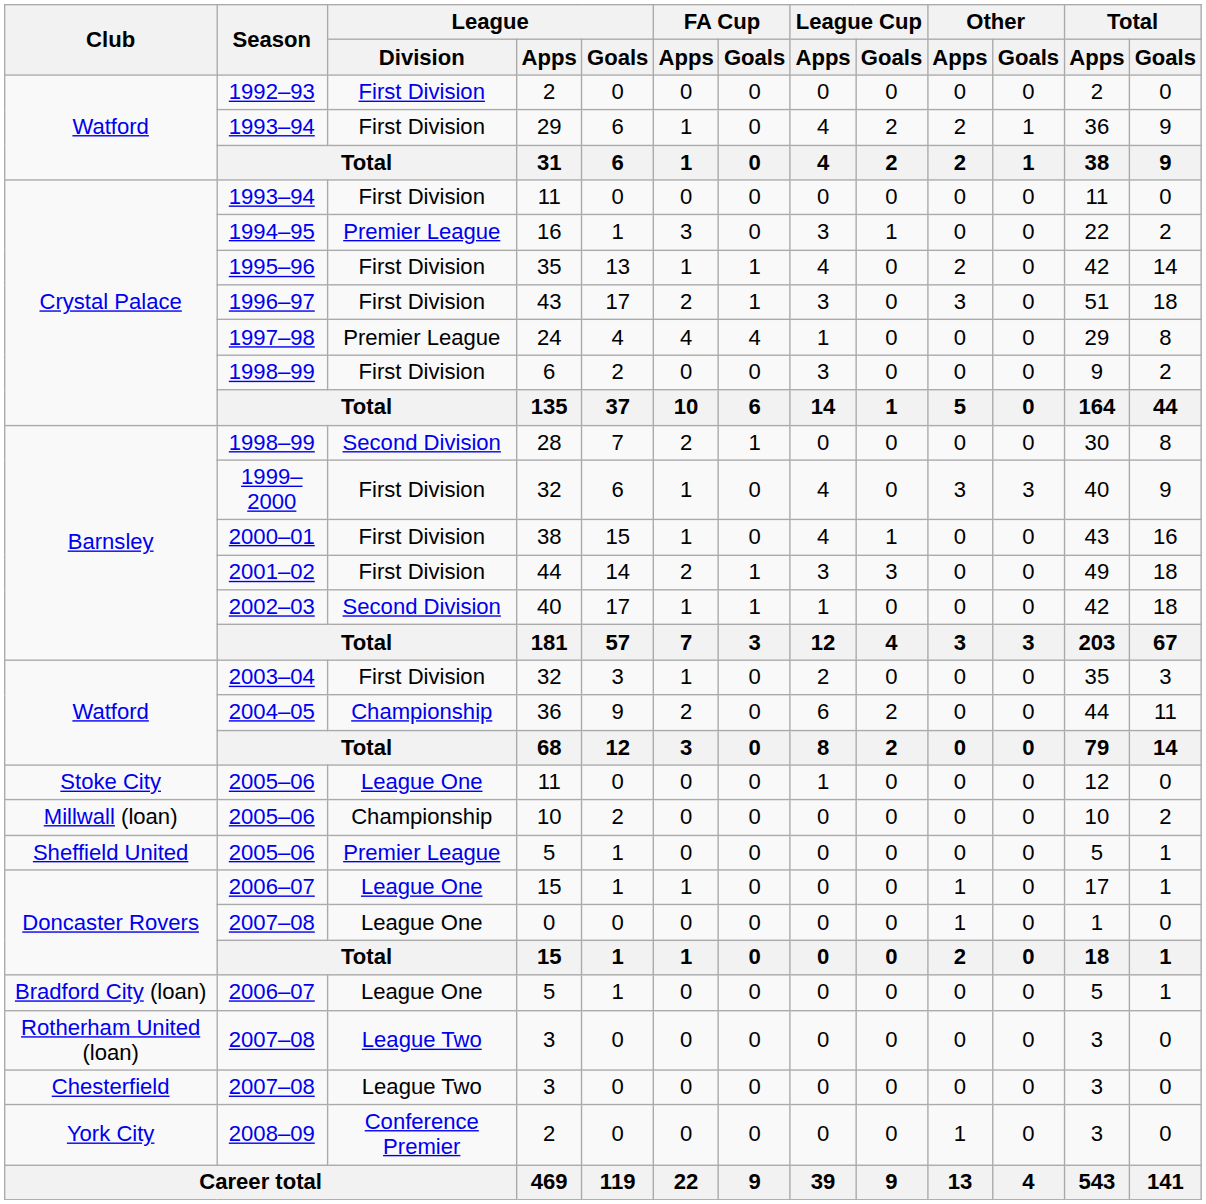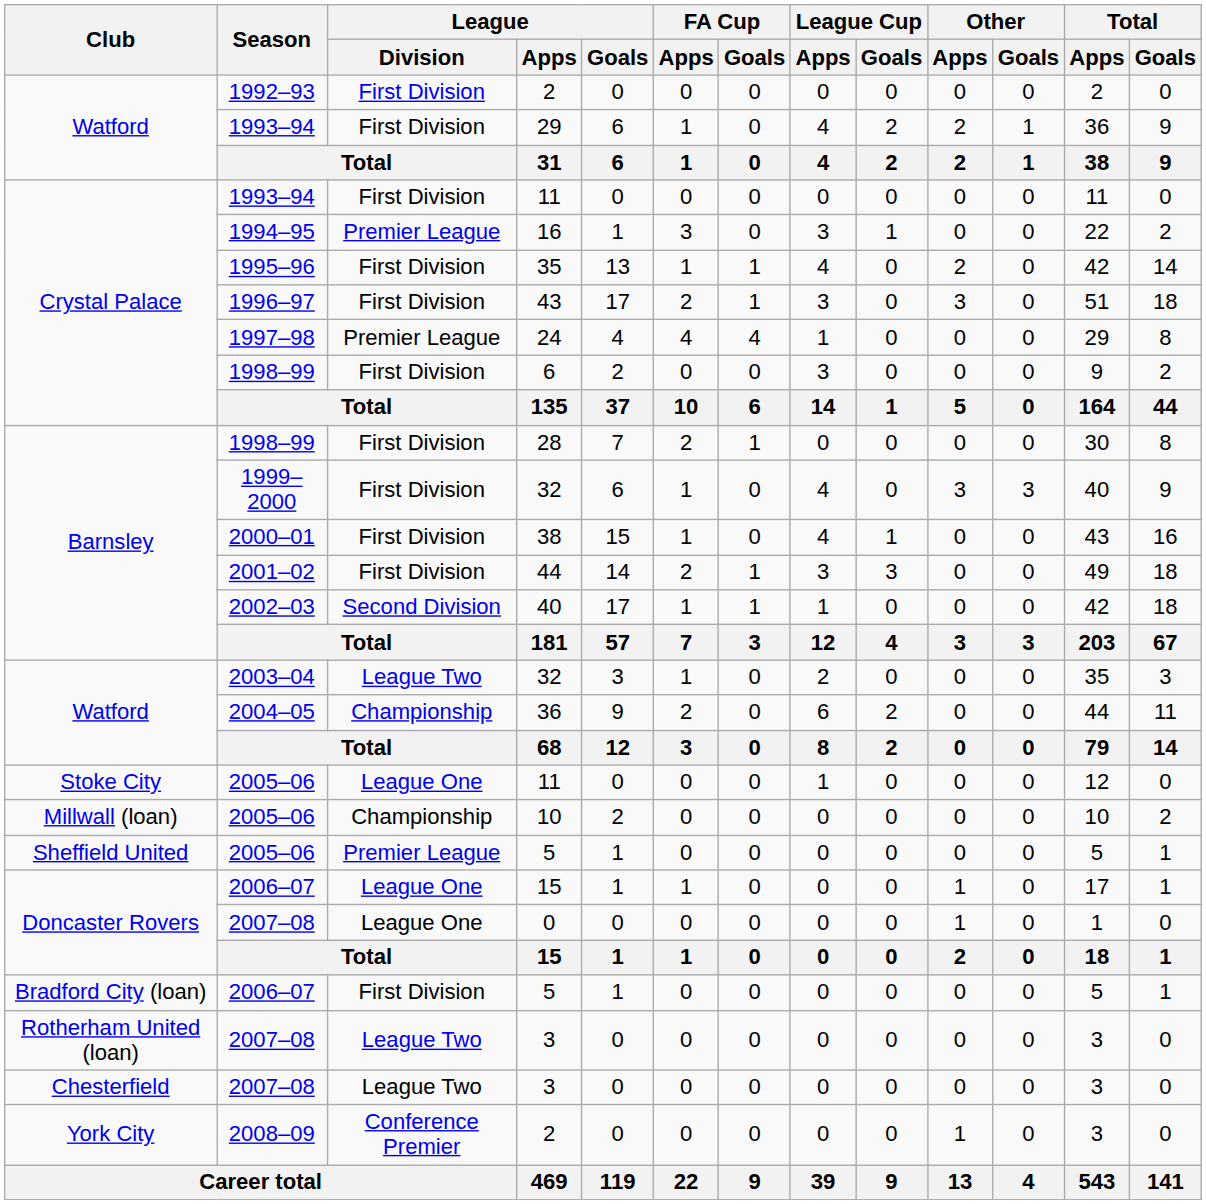(422, 442) Second Division -> (422, 442) First Division
(422, 677) First Division -> (422, 677) League Two
(422, 992) League One -> (422, 992) First Division
